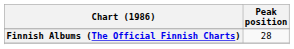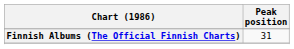(266, 36) 28 -> (266, 36) 31
